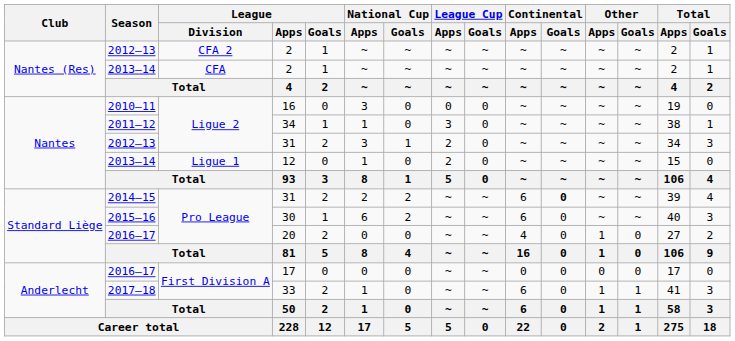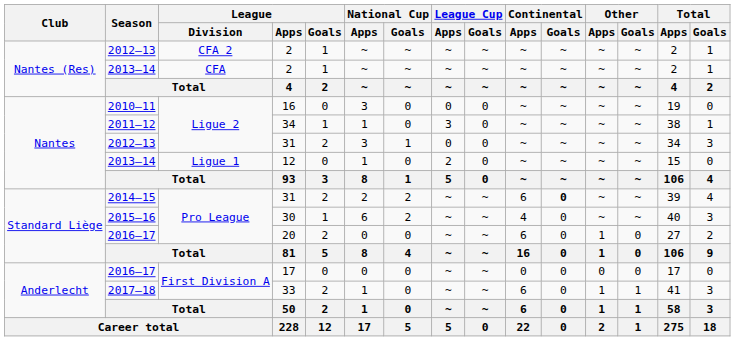(448, 143) 2 -> (448, 143) 0
(523, 216) 6 -> (523, 216) 4
(523, 235) 4 -> (523, 235) 6
